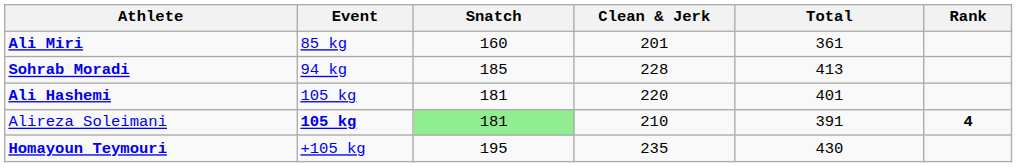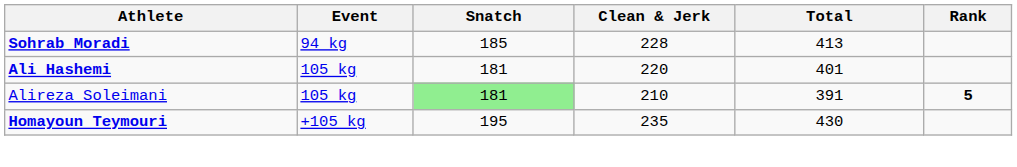- row: (46, 44)
(328, 122) bold -> (328, 96) normal
(968, 122) 4 -> (968, 96) 5
